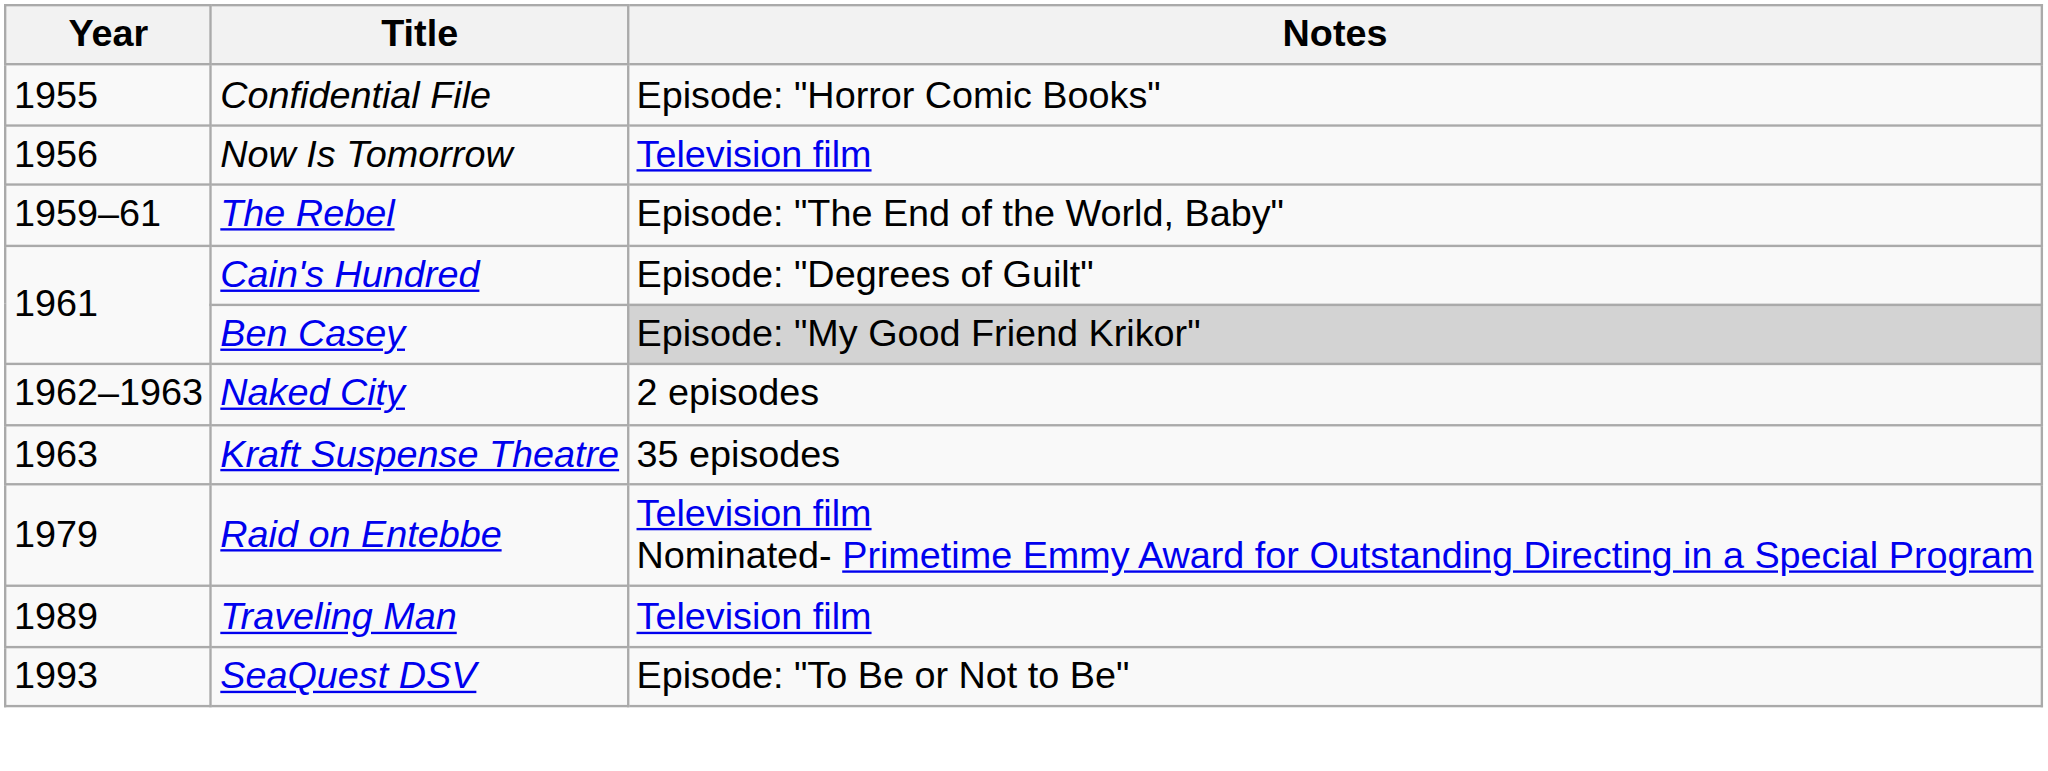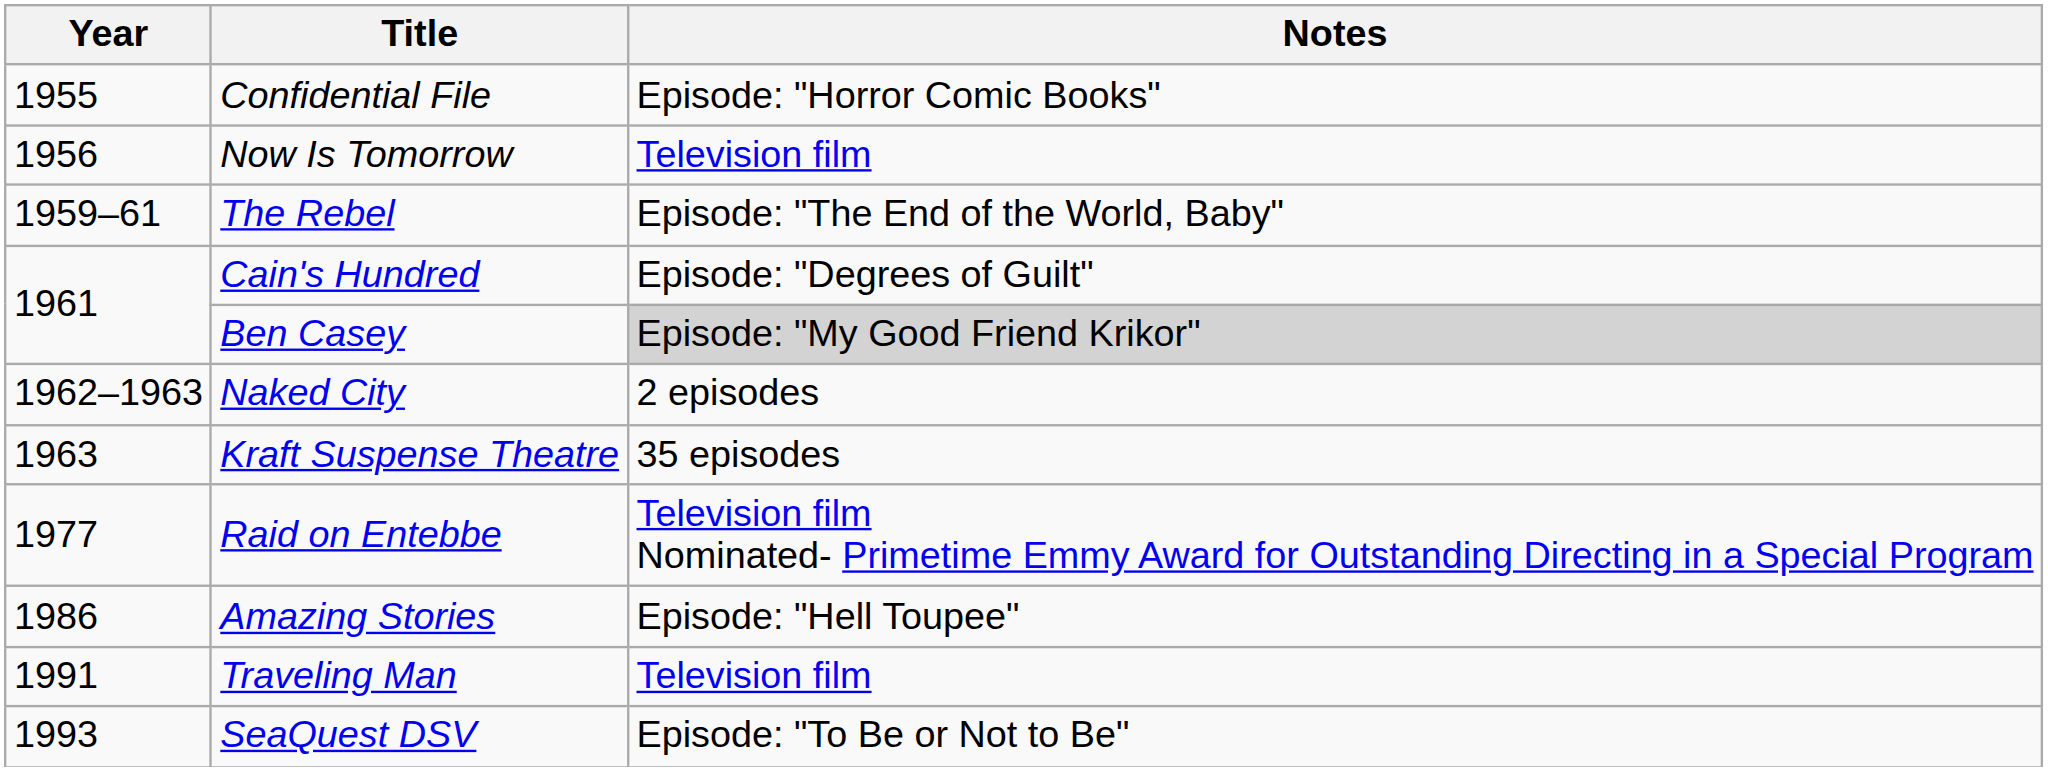(56, 534) 1979 -> (56, 534) 1977
+ row: (358, 615)
(56, 615) 1989 -> (56, 675) 1991
